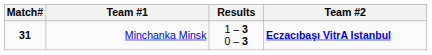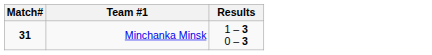- column: (345, 12)
